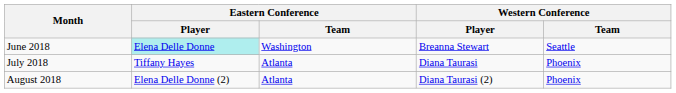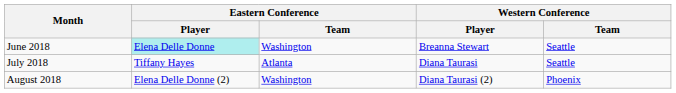(563, 63) Phoenix -> (561, 63) Seattle
(277, 79) Atlanta -> (286, 79) Washington
